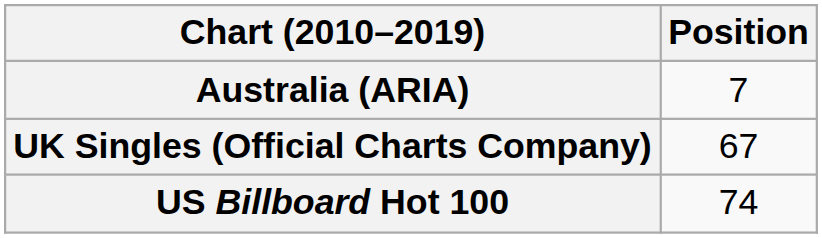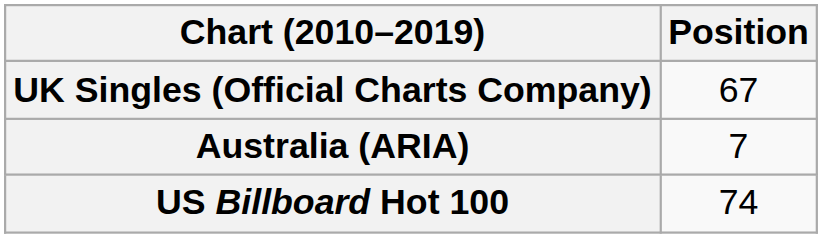rows swapped: (333, 89) <-> (333, 145)
